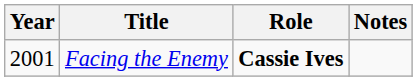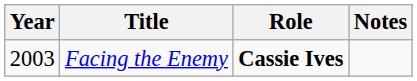(32, 57) 2001 -> (32, 57) 2003
